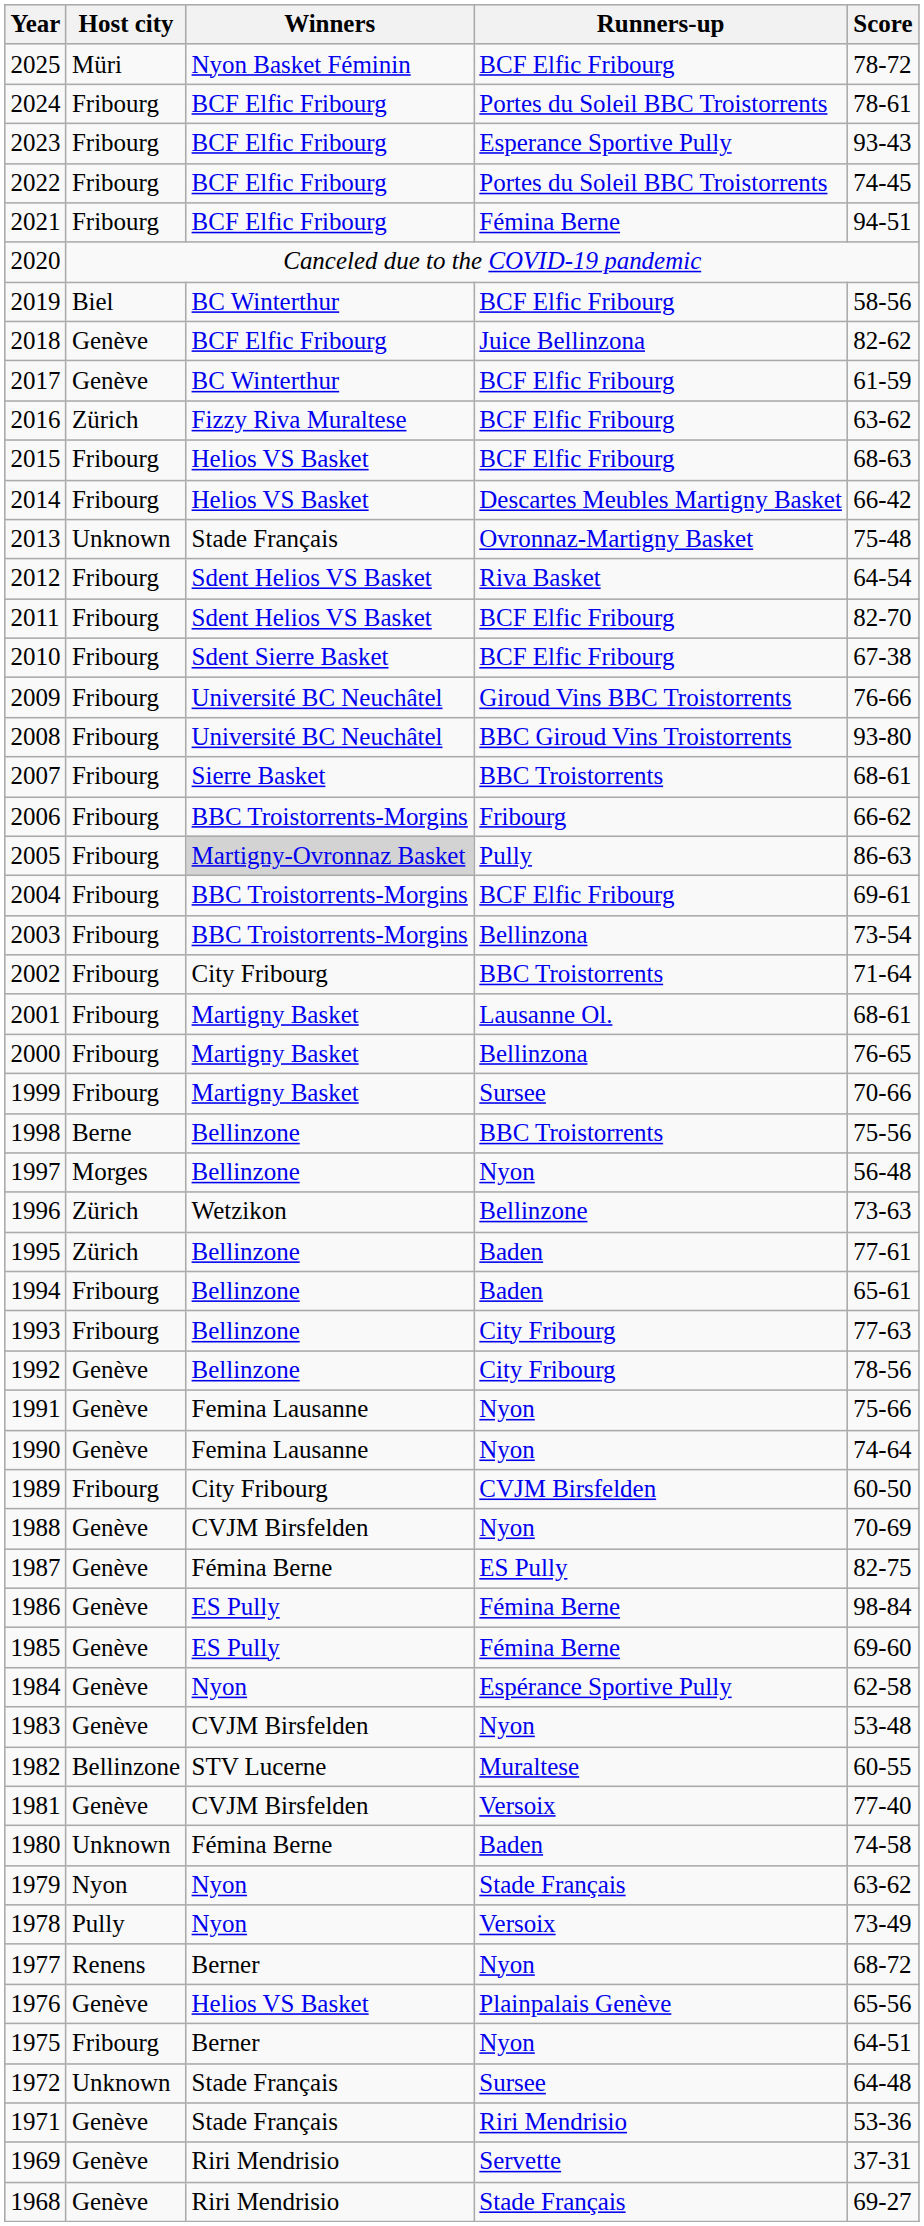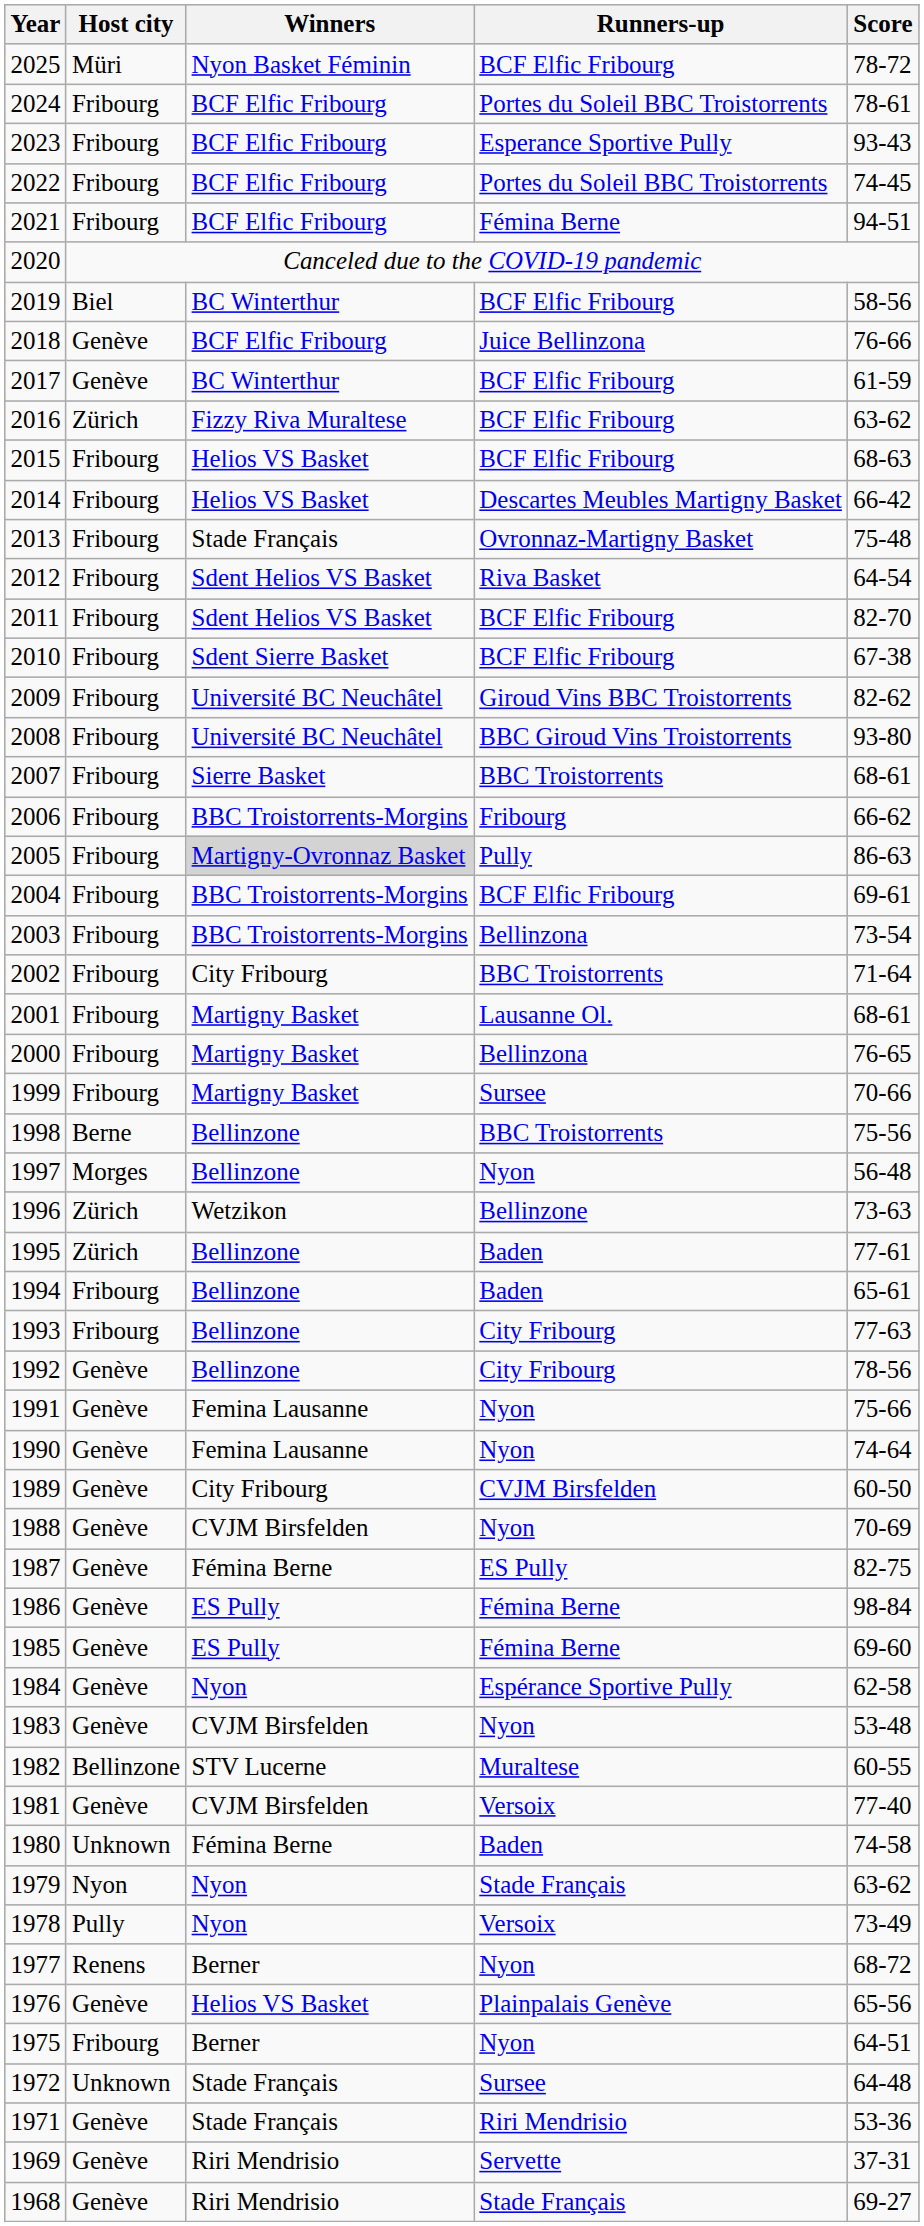(882, 340) 82-62 -> (882, 340) 76-66
(121, 538) Unknown -> (115, 538) Fribourg
(882, 697) 76-66 -> (882, 697) 82-62
(115, 1488) Fribourg -> (110, 1488) Genève
